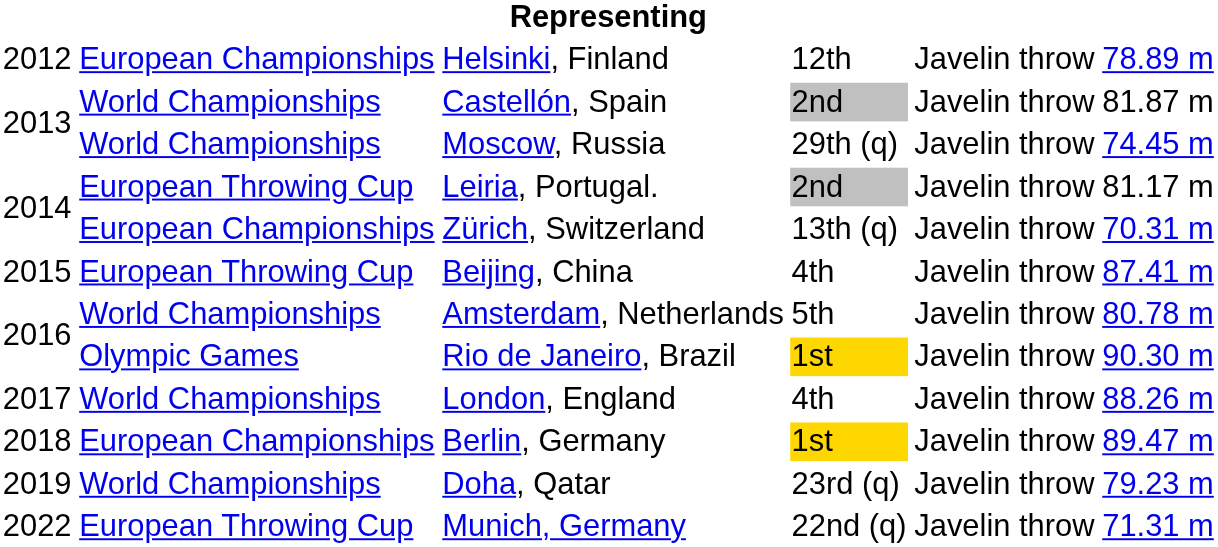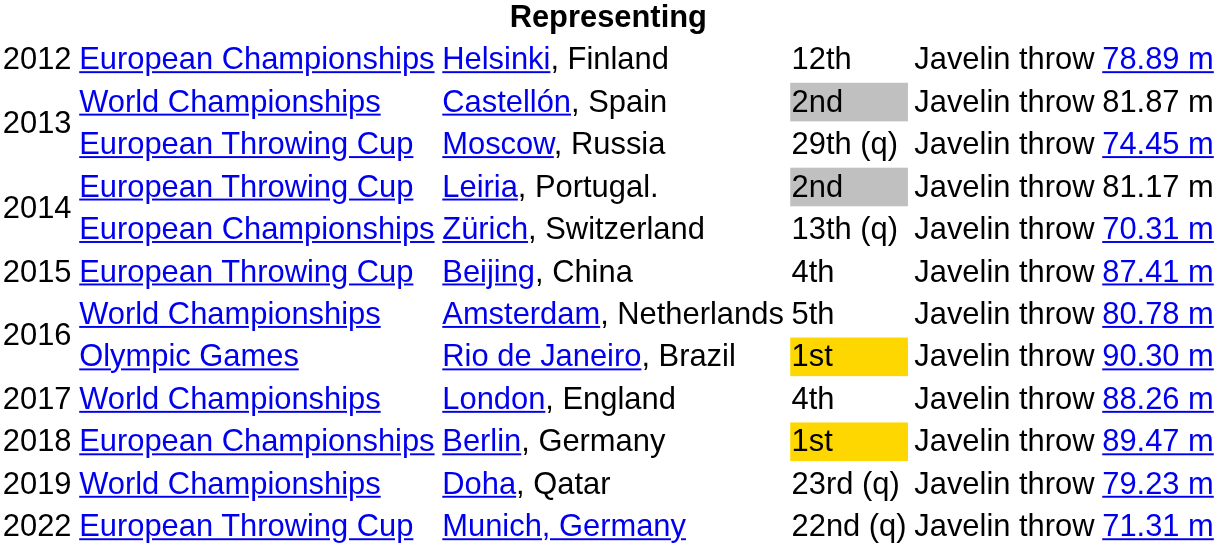(230, 144) World Championships -> (246, 144) European Throwing Cup
